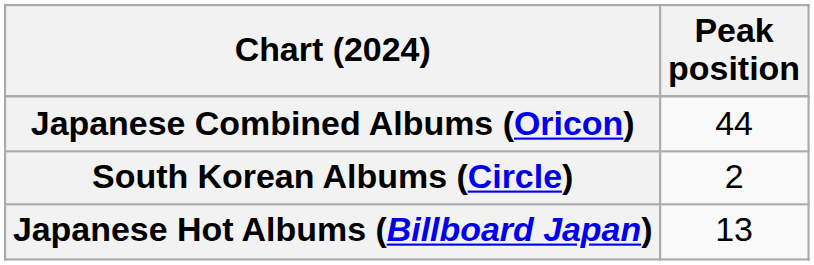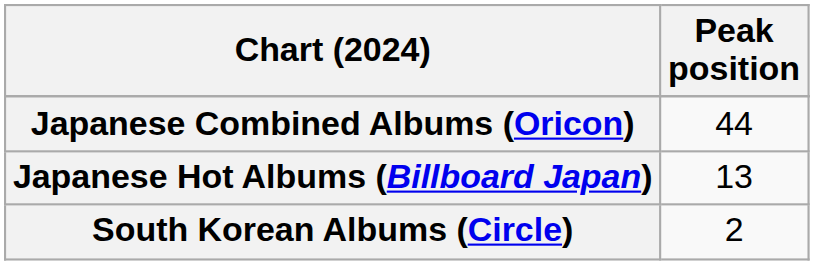rows swapped: (333, 230) <-> (333, 177)
